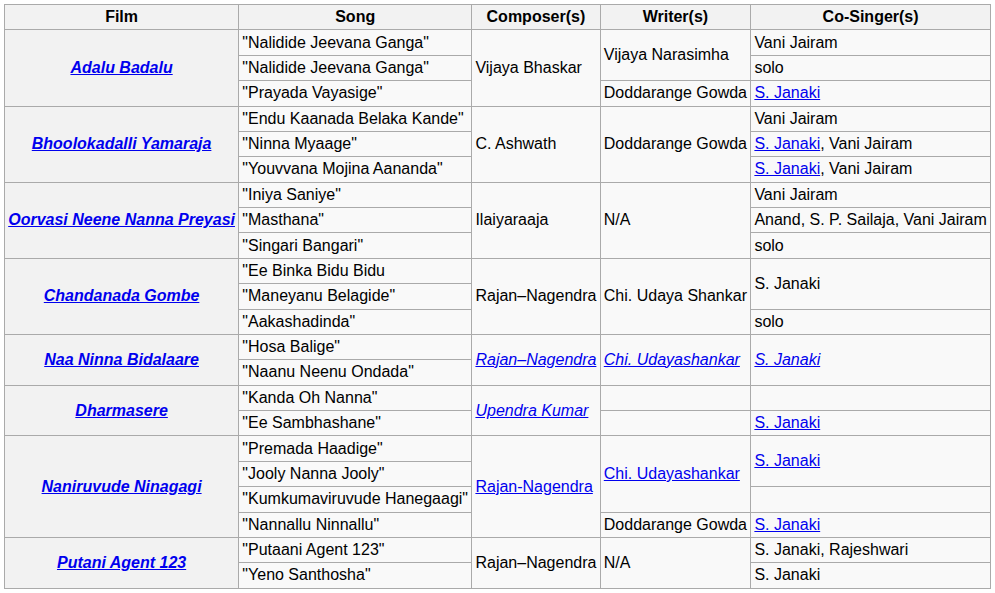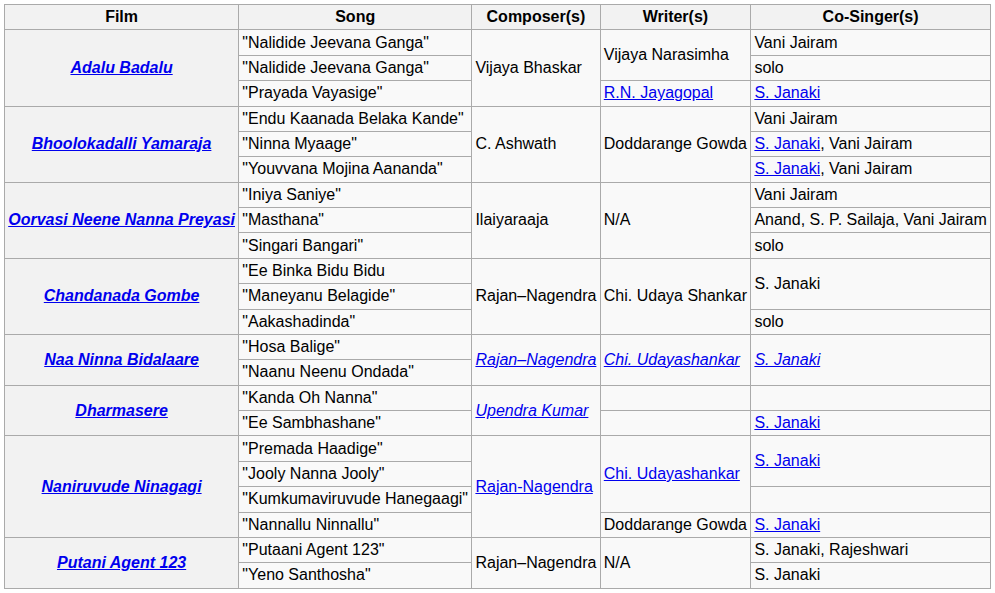(675, 93) Doddarange Gowda -> (658, 93) R.N. Jayagopal
